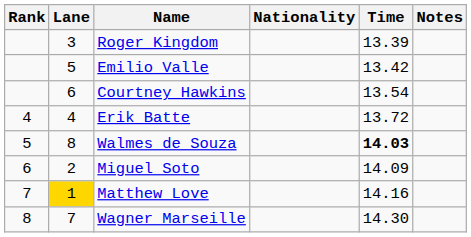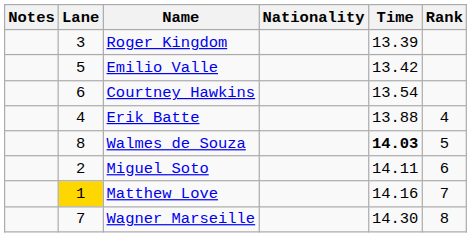columns swapped: (27, 17) <-> (440, 17)
(386, 118) 13.72 -> (395, 118) 13.88
(386, 168) 14.09 -> (395, 168) 14.11
